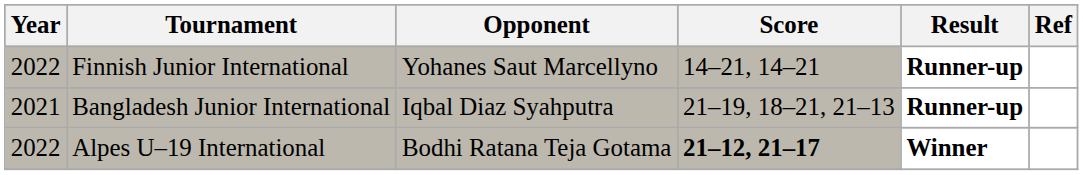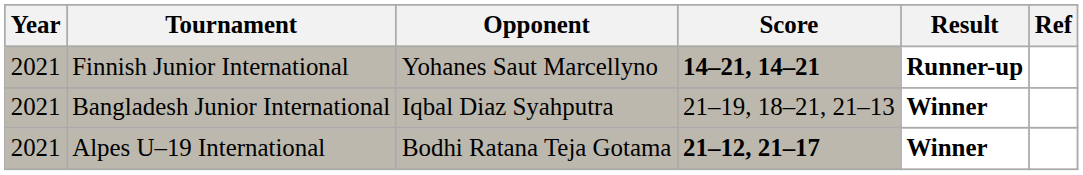(36, 66) 2022 -> (36, 66) 2021
(752, 66) normal -> (752, 66) bold
(965, 107) Runner-up -> (947, 107) Winner
(36, 148) 2022 -> (36, 148) 2021
